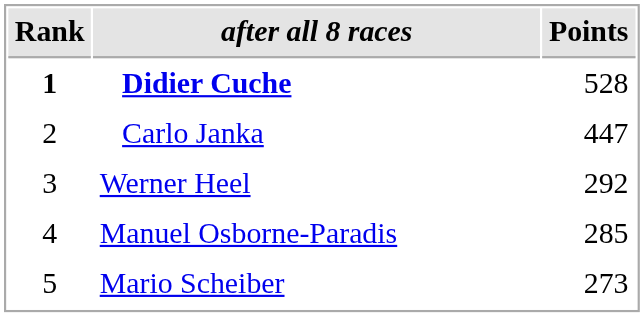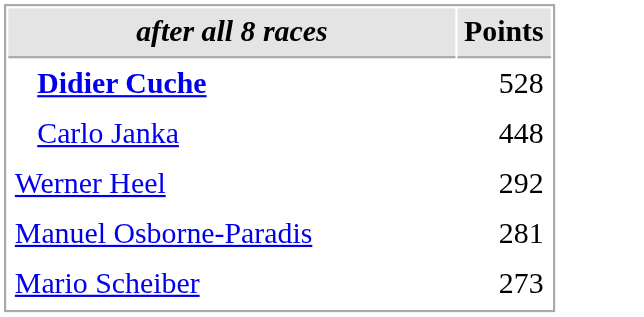- column: (50, 31)
(606, 133) 447 -> (521, 133) 448
(606, 233) 285 -> (521, 233) 281
